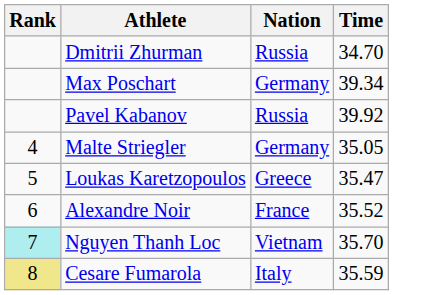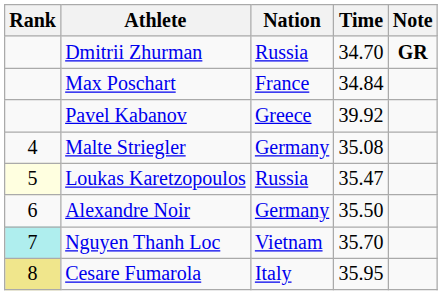+ column: (413, 20)
(292, 83) Germany -> (282, 83) France
(361, 83) 39.34 -> (361, 83) 34.84
(282, 115) Russia -> (283, 115) Greece
(361, 147) 35.05 -> (361, 147) 35.08
(33, 178) no background -> (33, 178) lightyellow background
(283, 178) Greece -> (282, 178) Russia
(282, 210) France -> (292, 210) Germany
(361, 210) 35.52 -> (361, 210) 35.50
(361, 274) 35.59 -> (361, 274) 35.95
